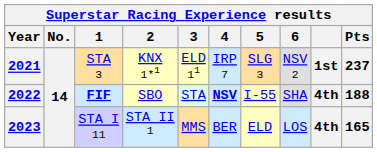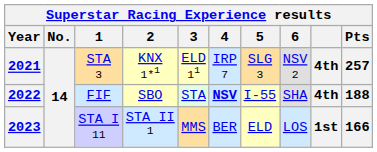(326, 66) 1st -> (326, 66) 4th
(357, 66) 237 -> (357, 66) 257
(99, 96) bold -> (99, 96) normal
(326, 127) 4th -> (326, 127) 1st
(357, 127) 165 -> (357, 127) 166
